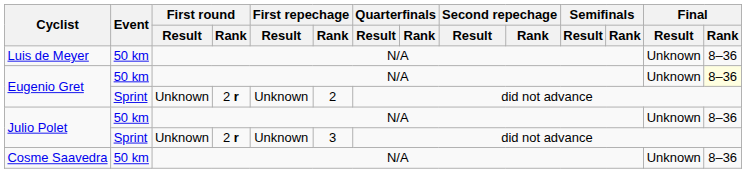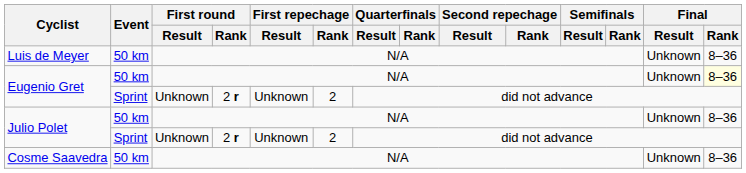(333, 138) 3 -> (333, 138) 2
